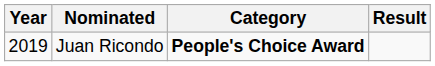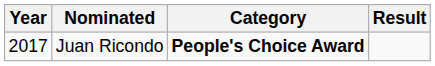(28, 46) 2019 -> (28, 46) 2017
